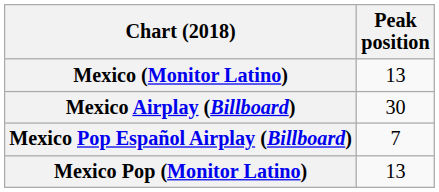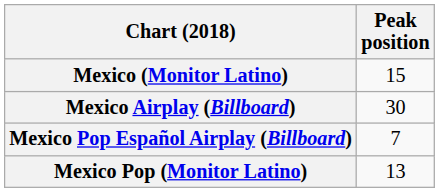(395, 75) 13 -> (395, 75) 15
